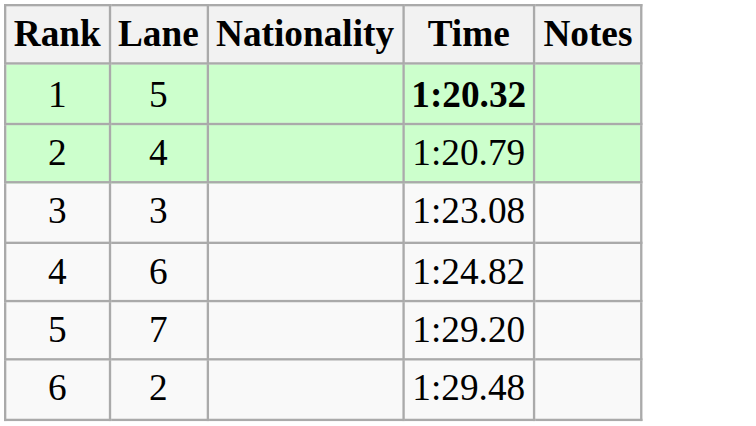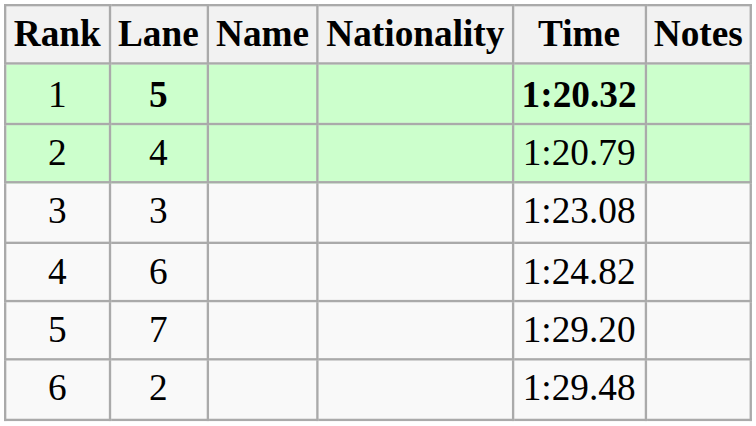+ column: (263, 34)
(158, 93) normal -> (158, 93) bold
